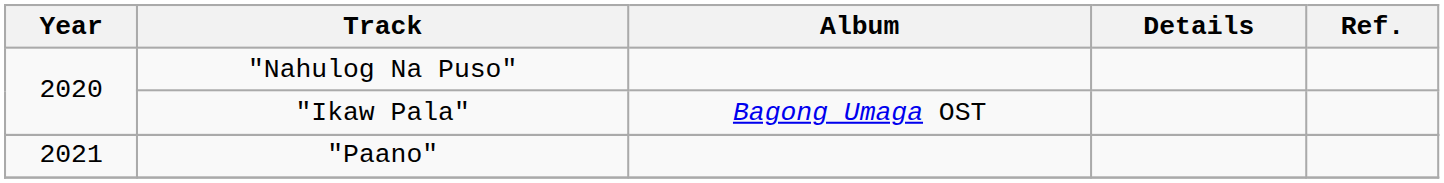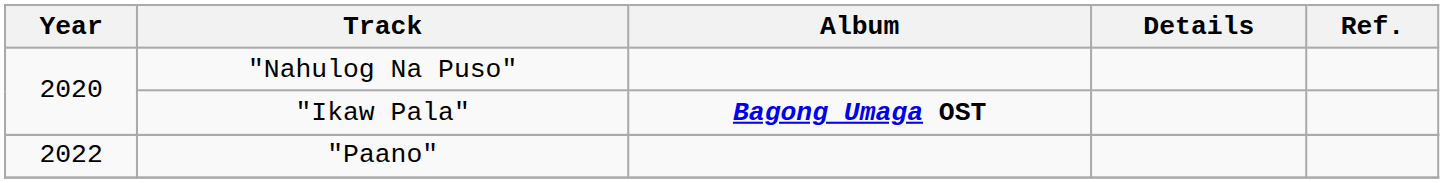(860, 113) normal -> (860, 113) bold
(71, 156) 2021 -> (71, 156) 2022
